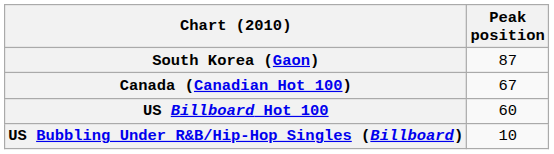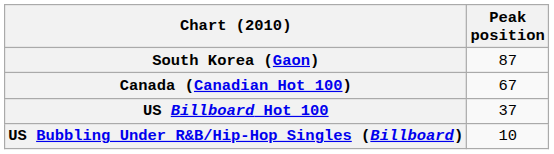(508, 111) 60 -> (508, 111) 37
